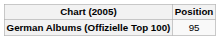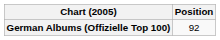(194, 27) 95 -> (194, 27) 92
